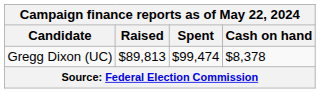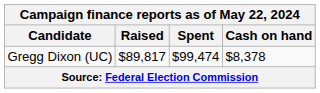(142, 56) $89,813 -> (142, 56) $89,817
